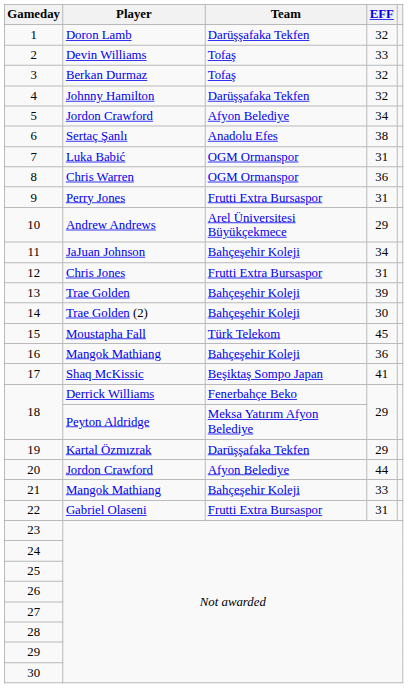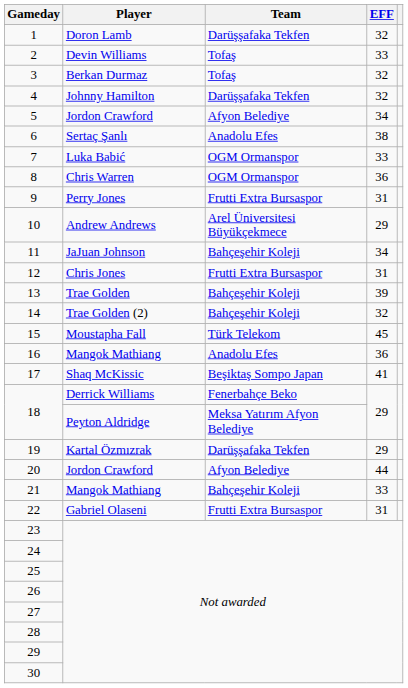(382, 156) 31 -> (382, 156) 33
(382, 313) 30 -> (382, 313) 32
(254, 353) Bahçeşehir Koleji -> (243, 353) Anadolu Efes
